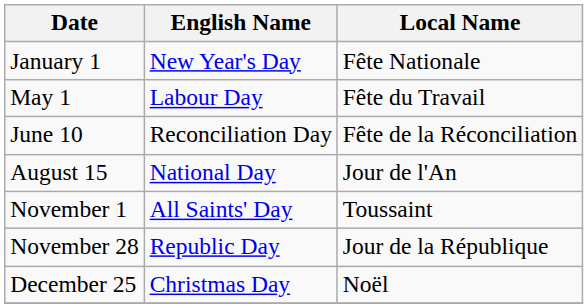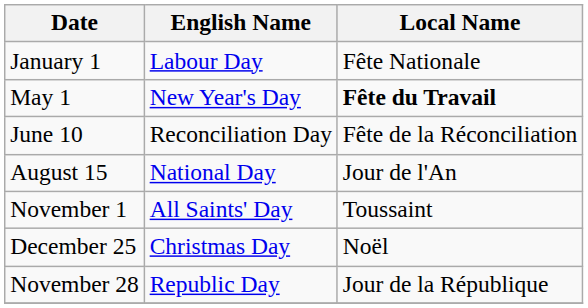(225, 60) New Year's Day -> (206, 60) Labour Day
(206, 97) Labour Day -> (225, 97) New Year's Day
(414, 97) normal -> (419, 97) bold
rows swapped: (74, 246) <-> (73, 284)
